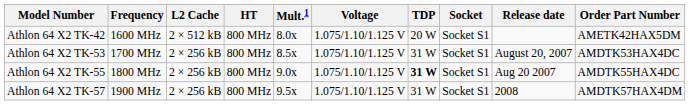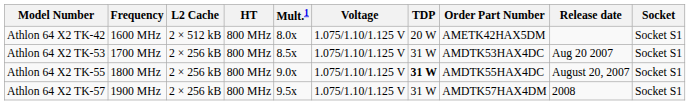columns swapped: (466, 15) <-> (630, 15)
(533, 53) August 20, 2007 -> (583, 53) Aug 20 2007
(525, 72) Aug 20 2007 -> (591, 72) August 20, 2007
